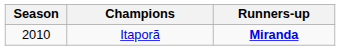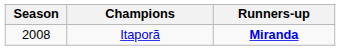(36, 34) 2010 -> (36, 34) 2008
